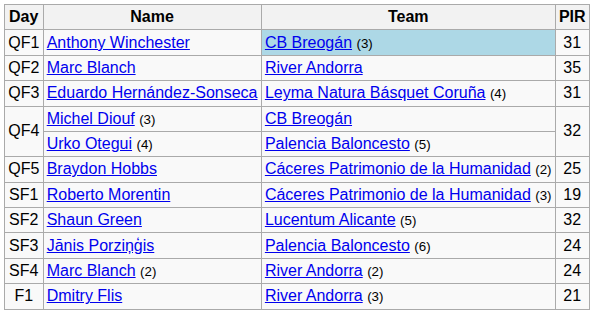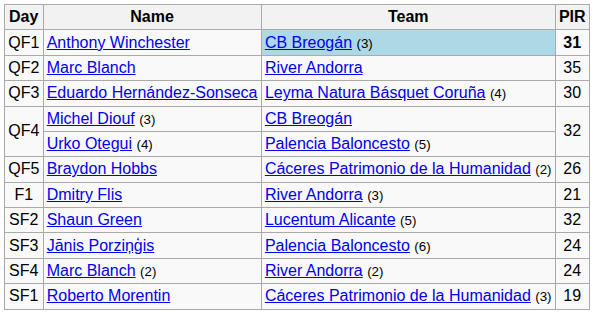(572, 42) normal -> (572, 42) bold
(572, 93) 31 -> (572, 93) 30
(572, 169) 25 -> (572, 169) 26
rows swapped: (108, 194) <-> (84, 296)
